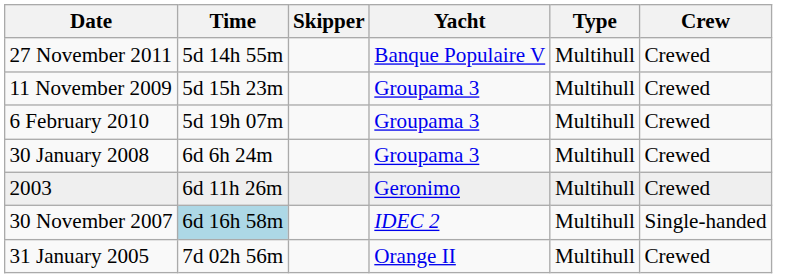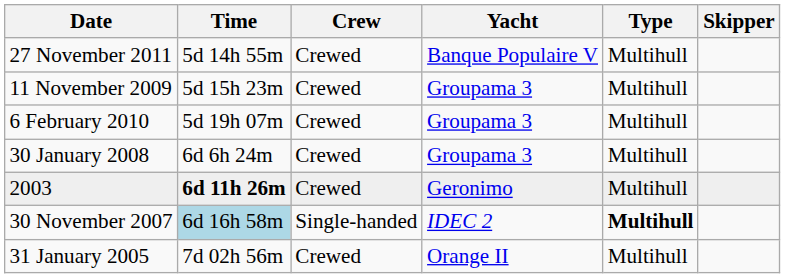columns swapped: (329, 21) <-> (705, 21)
(232, 188) normal -> (234, 188) bold
(595, 222) normal -> (651, 222) bold
